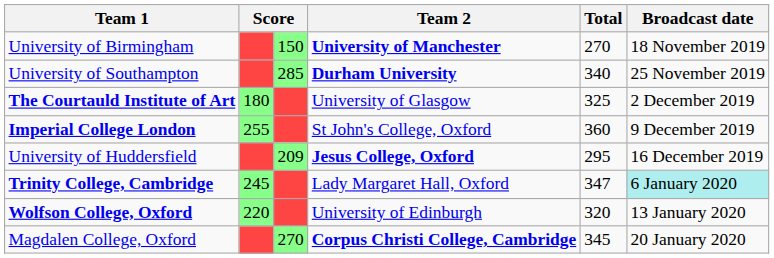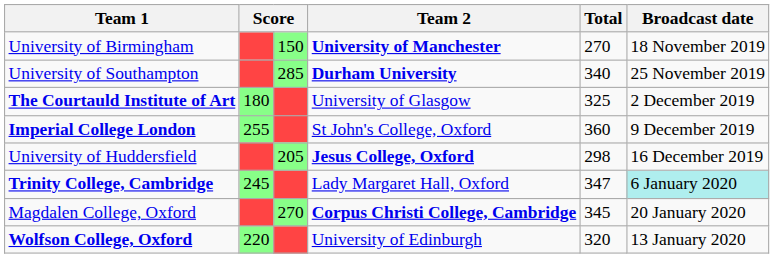(291, 156) 209 -> (291, 156) 205
(597, 156) 295 -> (597, 156) 298
rows swapped: (100, 211) <-> (102, 239)
